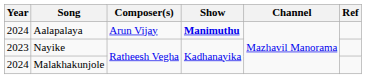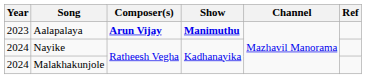(18, 30) 2024 -> (18, 30) 2023
(134, 30) normal -> (135, 30) bold
(18, 47) 2023 -> (18, 47) 2024
